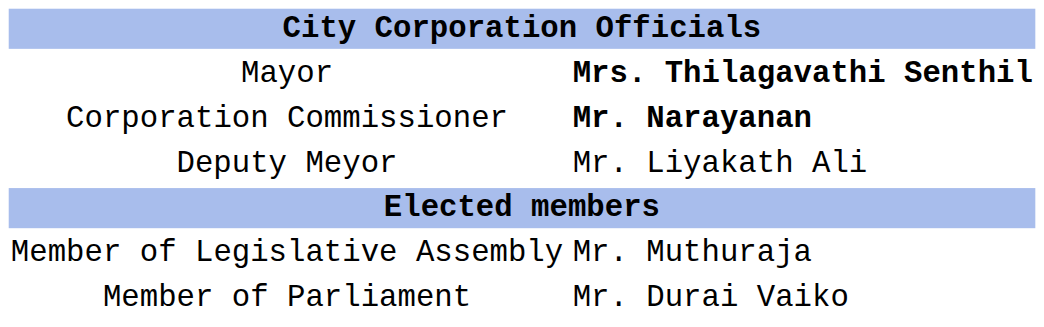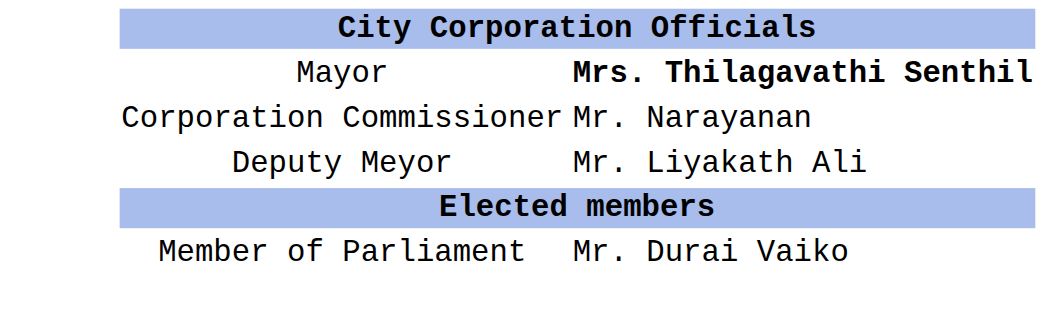(692, 118) bold -> (692, 118) normal
- row: (287, 253)
